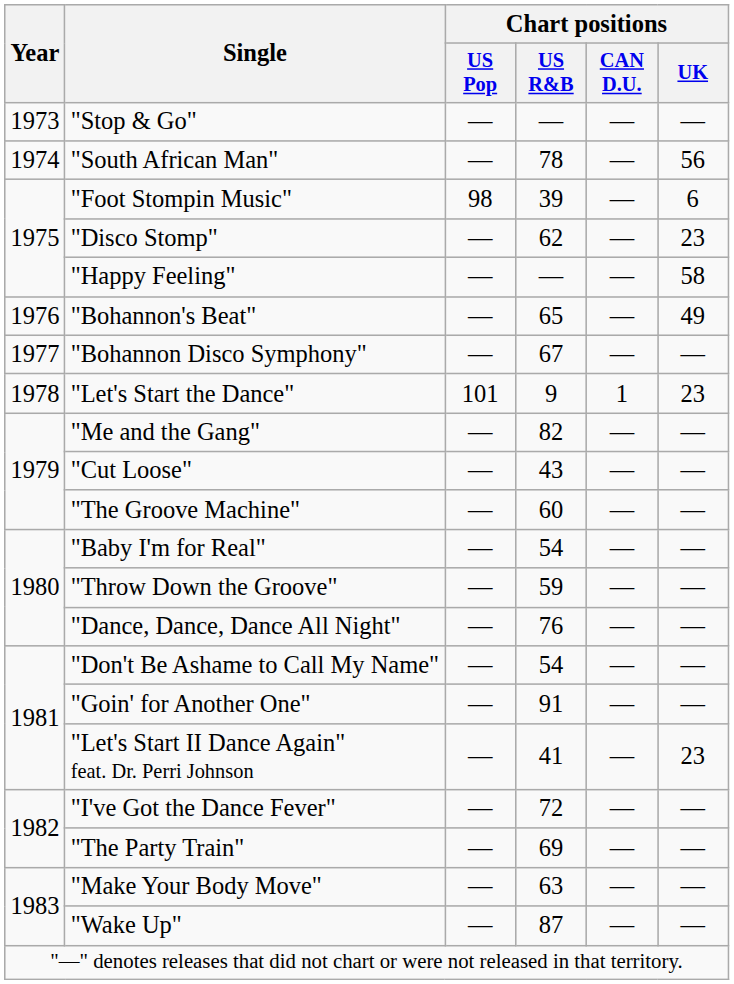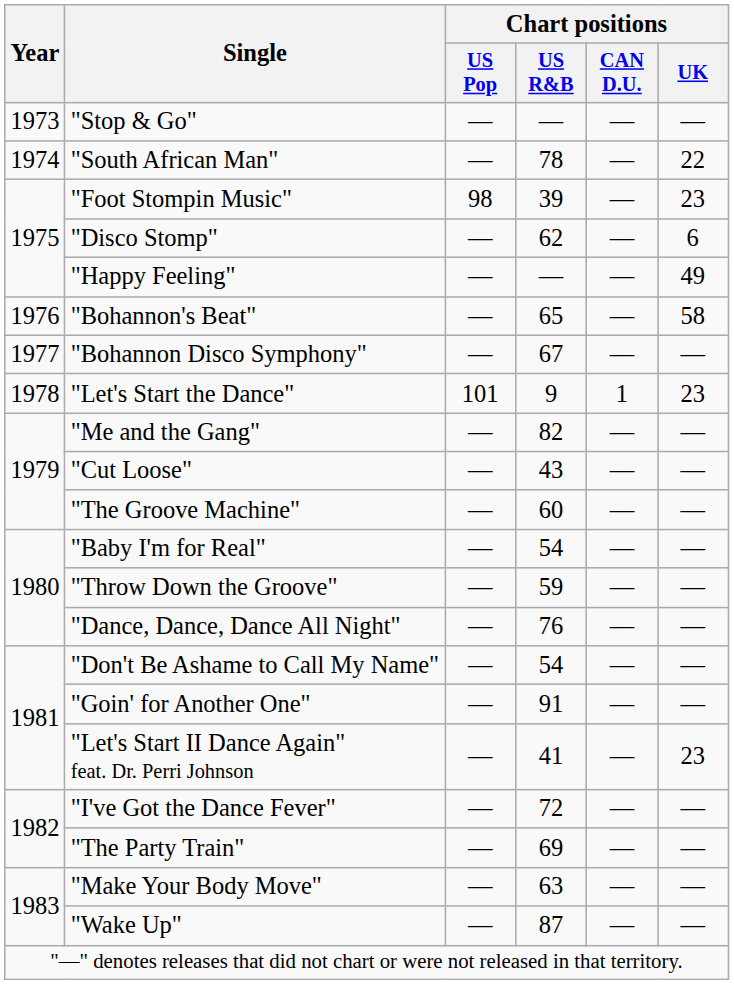(693, 160) 56 -> (693, 160) 22
(693, 199) 6 -> (693, 199) 23
(693, 237) 23 -> (693, 237) 6
(693, 276) 58 -> (693, 276) 49
(693, 315) 49 -> (693, 315) 58
